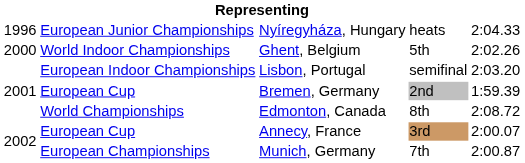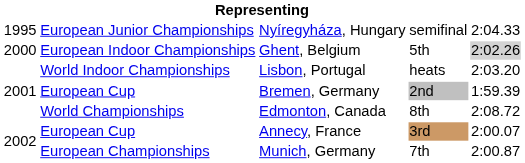(20, 30) 1996 -> (20, 30) 1995
(427, 30) heats -> (438, 30) semifinal
(135, 50) World Indoor Championships -> (148, 50) European Indoor Championships
(496, 50) no background -> (496, 50) lightgrey background
(148, 70) European Indoor Championships -> (135, 70) World Indoor Championships
(438, 70) semifinal -> (427, 70) heats
